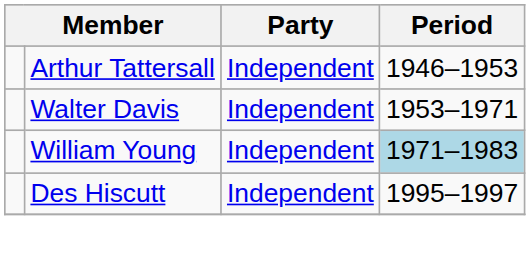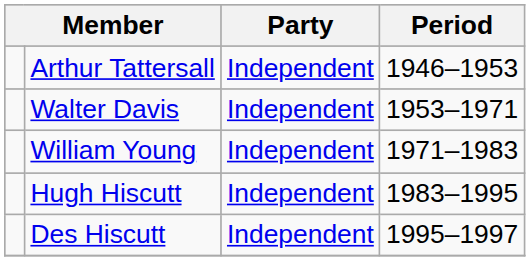(452, 151) lightblue background -> (452, 151) no background
+ row: (106, 192)
